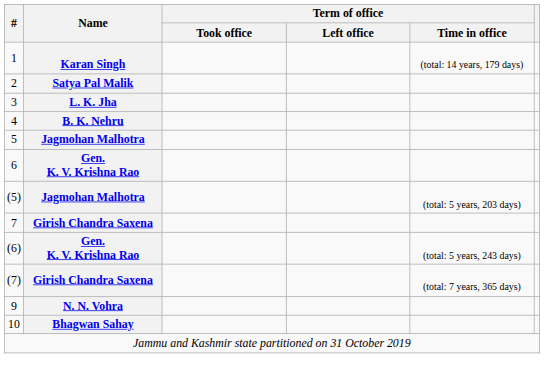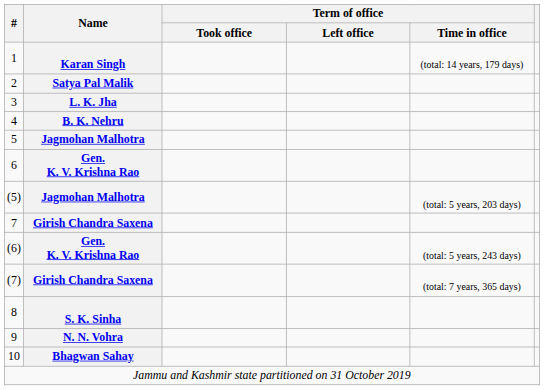+ row: (14, 312)
